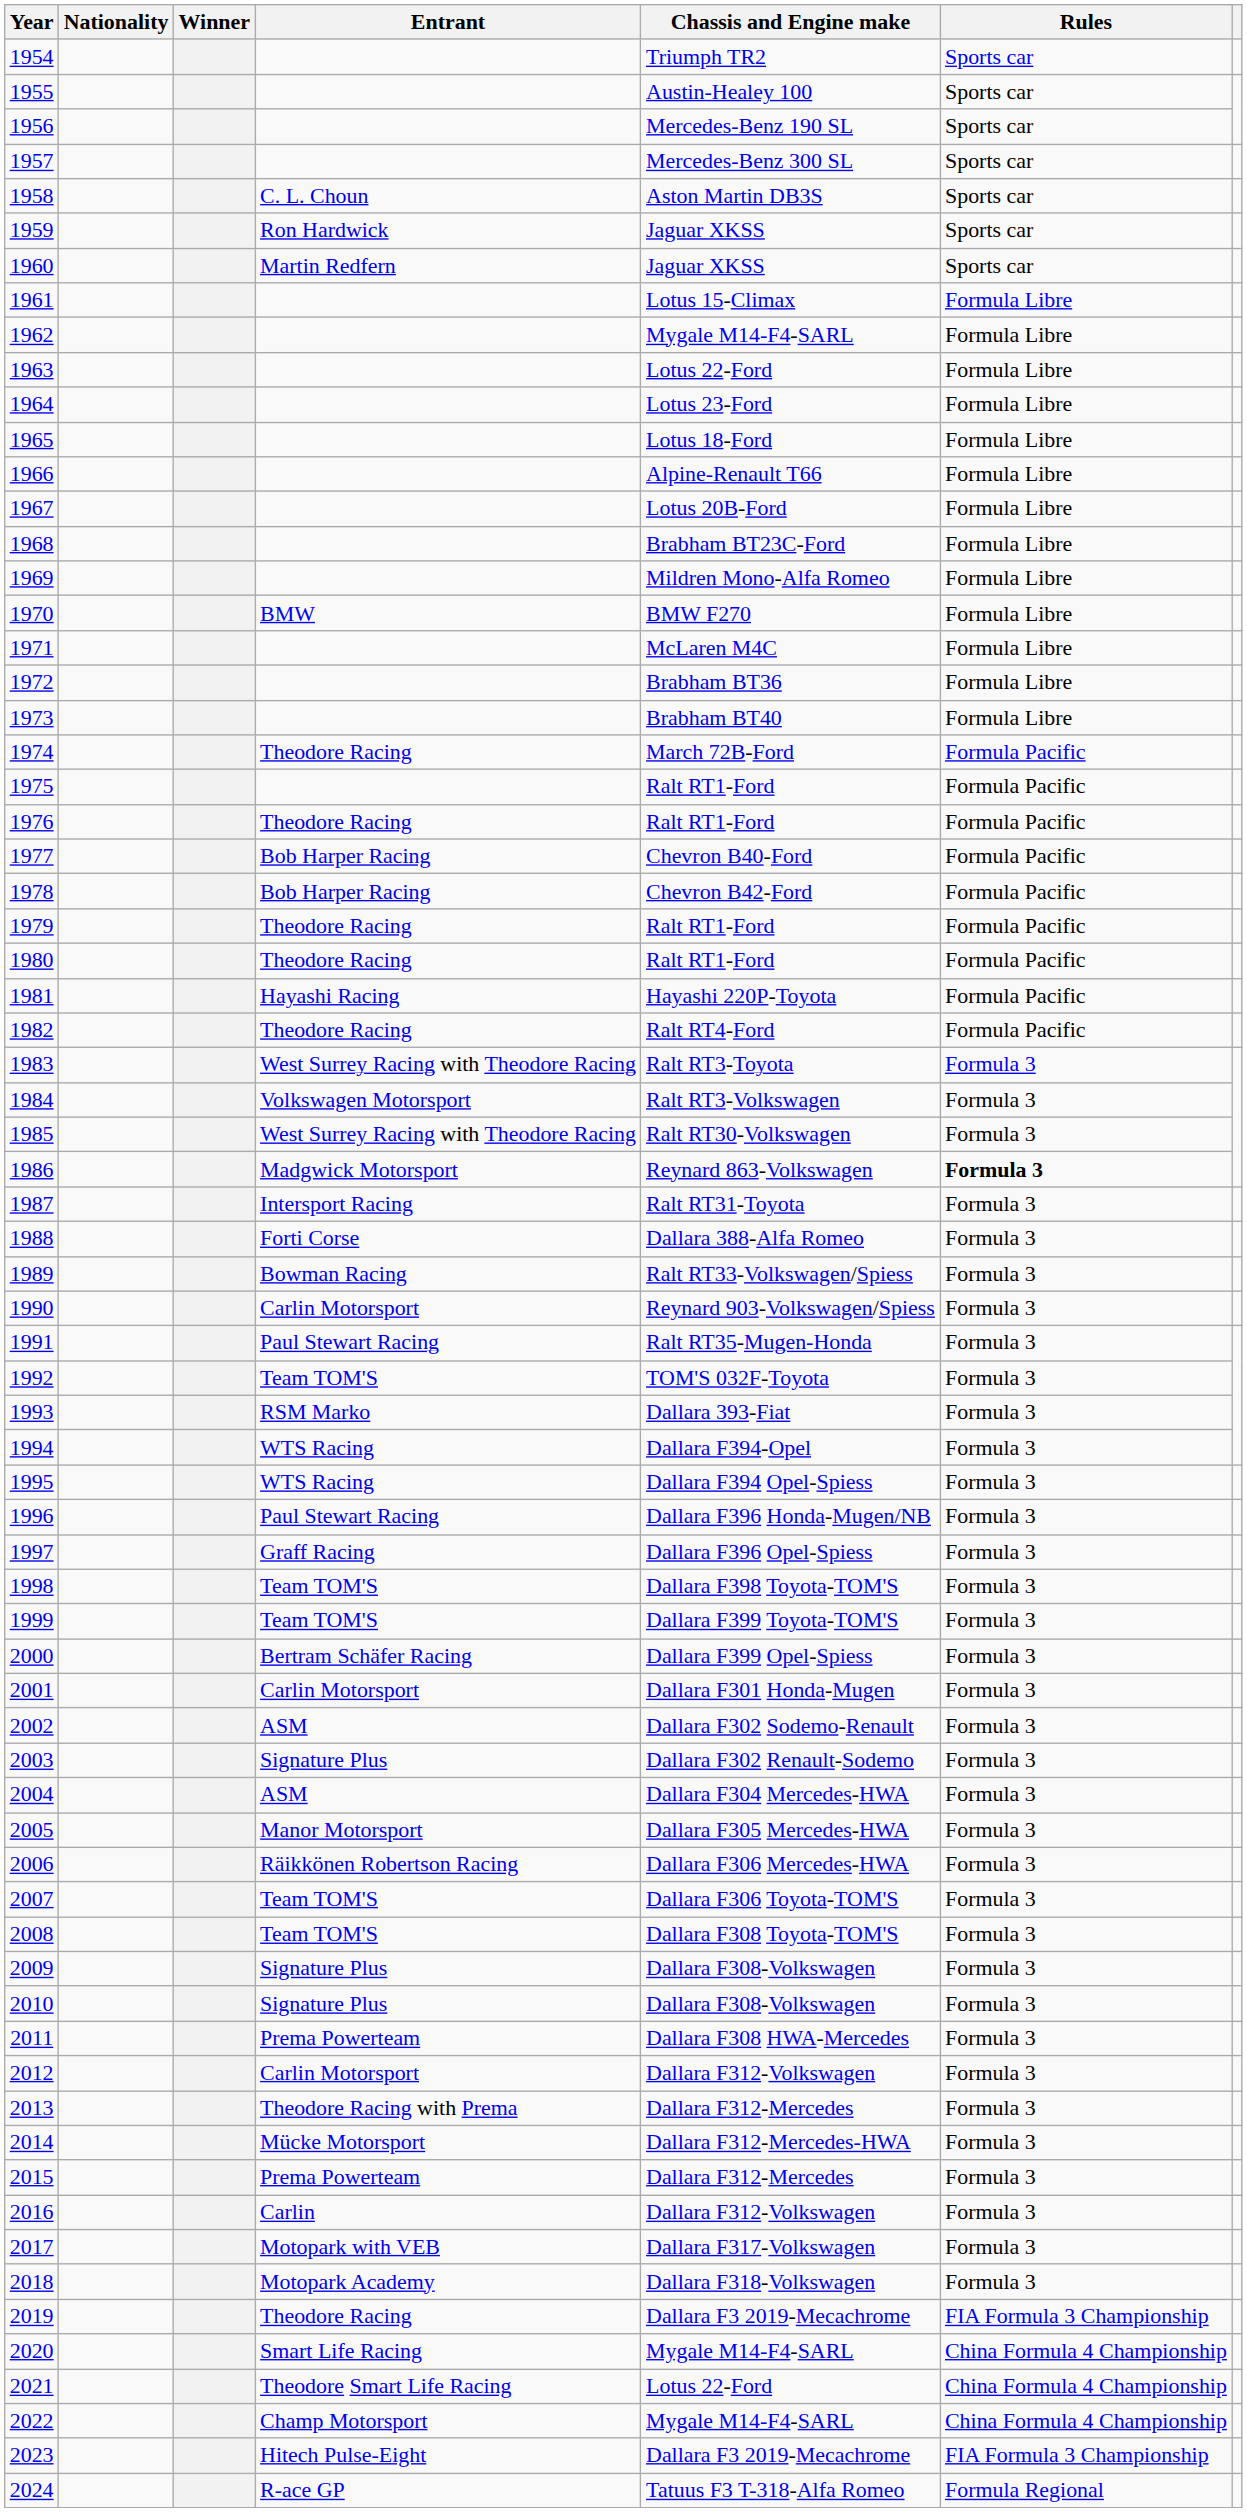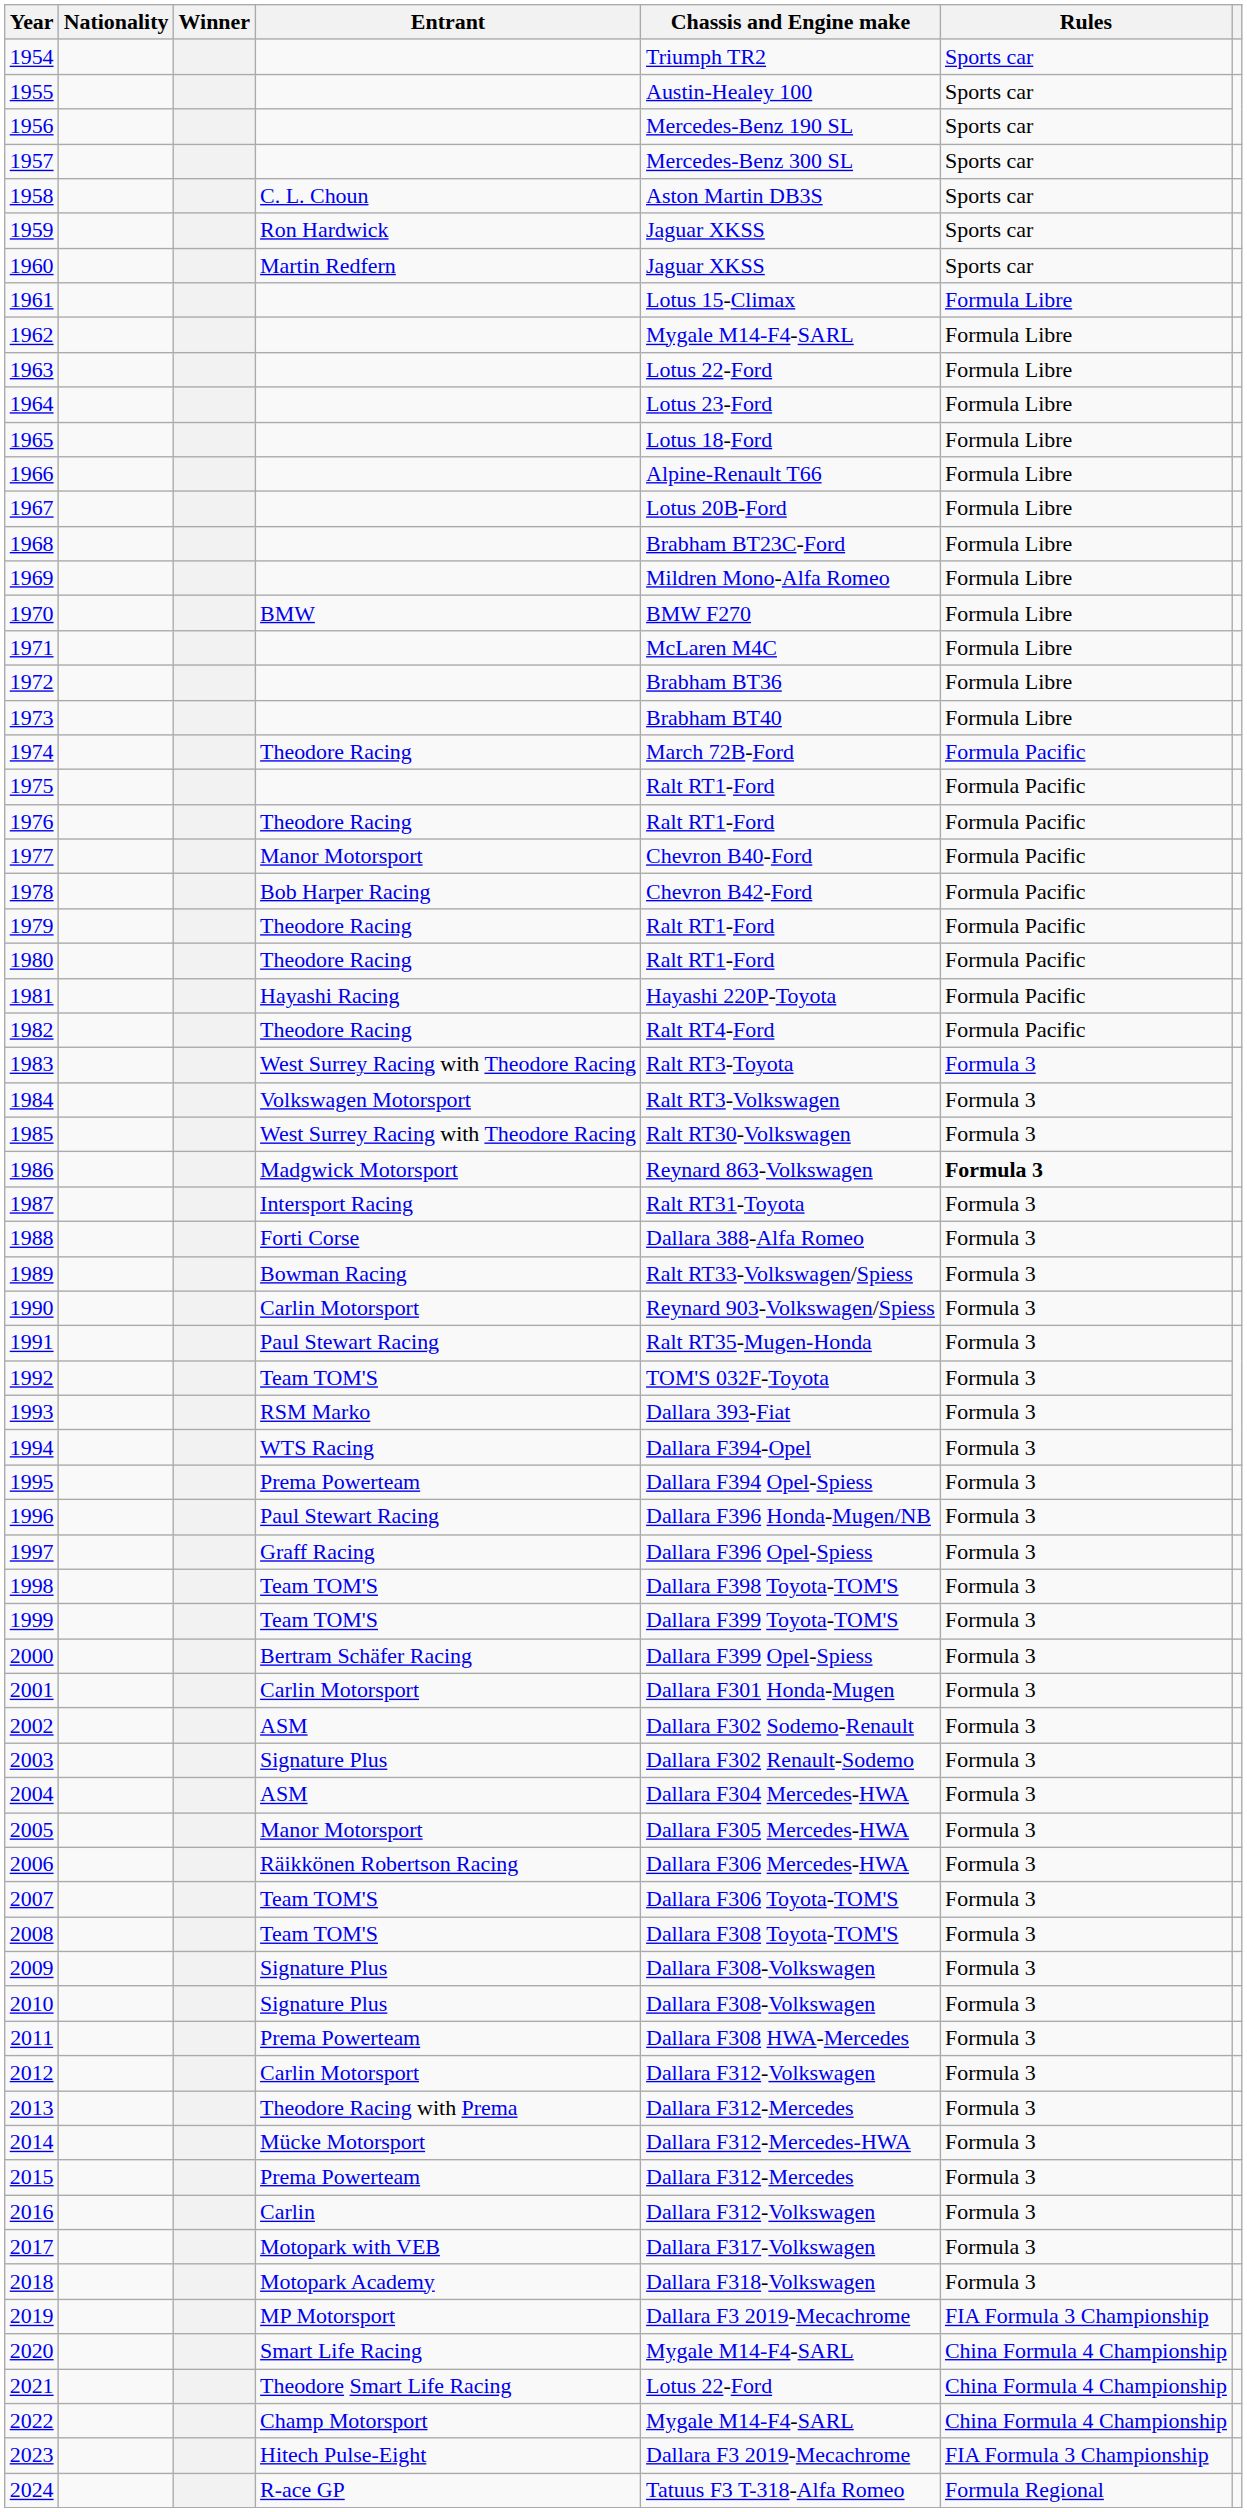(345, 856) Bob Harper Racing -> (341, 856) Manor Motorsport
(317, 1481) WTS Racing -> (340, 1481) Prema Powerteam
(336, 2316) Theodore Racing -> (328, 2316) MP Motorsport
